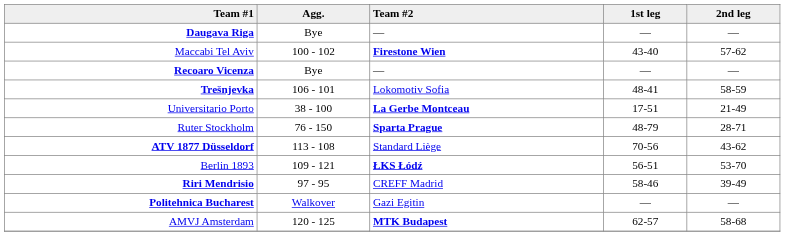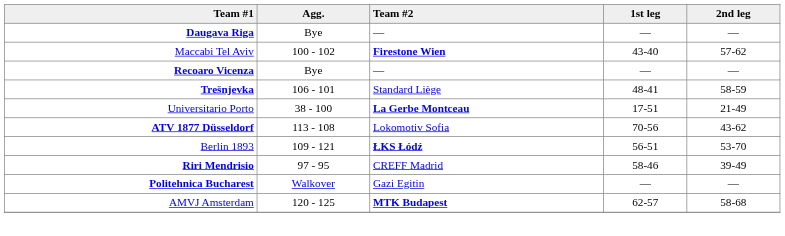(411, 89) Lokomotiv Sofia -> (407, 89) Standard Liège
- row: (216, 127)
(407, 146) Standard Liège -> (411, 127) Lokomotiv Sofia
